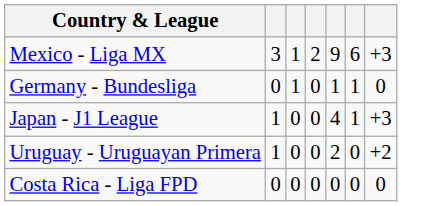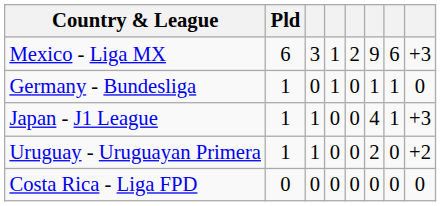+ column: (285, 20)
